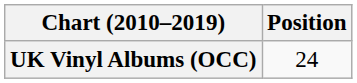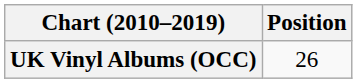(307, 59) 24 -> (307, 59) 26
